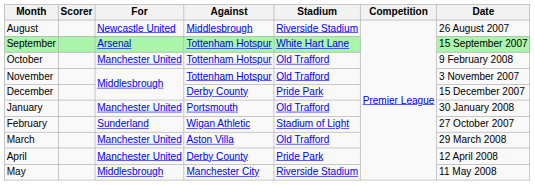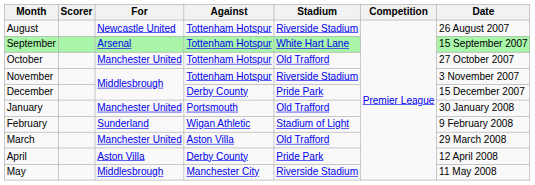(219, 28) Middlesbrough -> (229, 28) Tottenham Hotspur
(476, 60) 9 February 2008 -> (477, 60) 27 October 2007
(303, 76) Old Trafford -> (317, 76) Riverside Stadium
(477, 124) 27 October 2007 -> (476, 124) 9 February 2008
(139, 156) Manchester United -> (121, 156) Aston Villa
